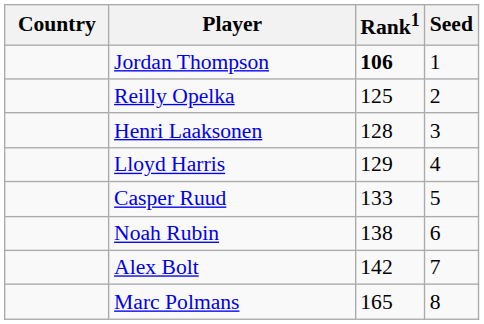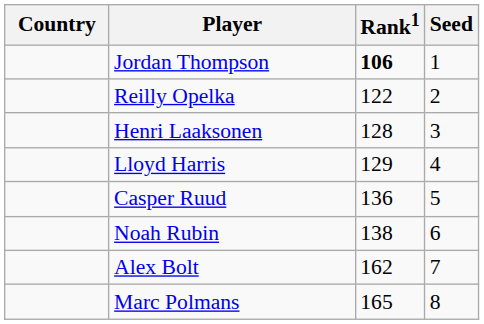(377, 95) 125 -> (377, 95) 122
(377, 198) 133 -> (377, 198) 136
(377, 267) 142 -> (377, 267) 162
